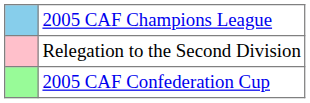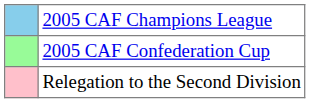rows swapped: (156, 81) <-> (172, 50)
